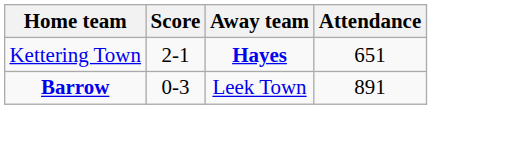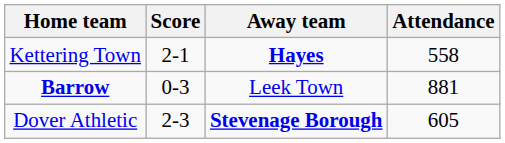(370, 54) 651 -> (443, 54) 558
(370, 87) 891 -> (443, 87) 881
+ row: (75, 120)
